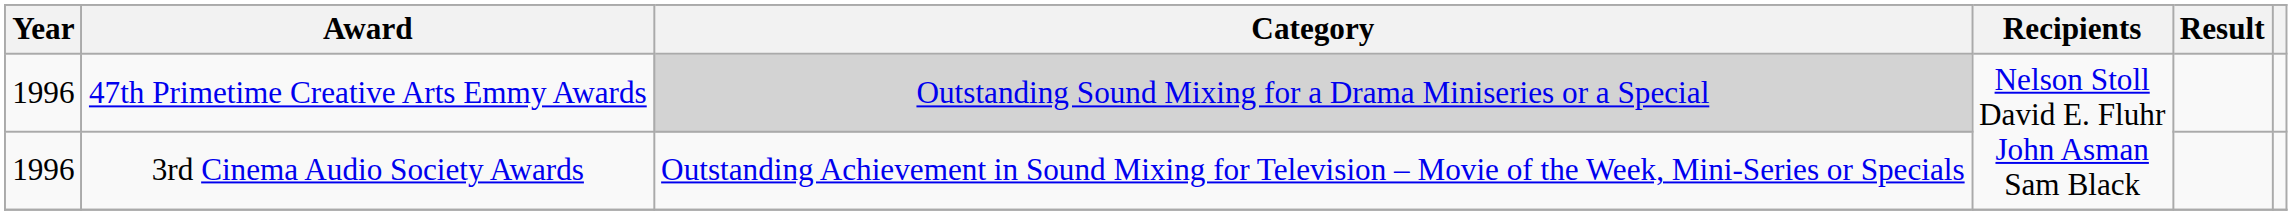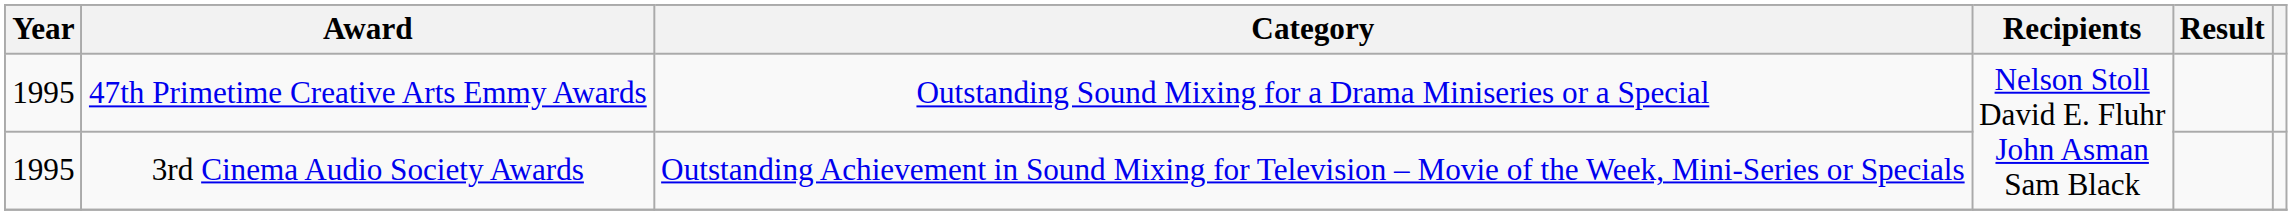(43, 92) 1996 -> (43, 92) 1995
(1313, 92) lightgrey background -> (1313, 92) no background
(43, 170) 1996 -> (43, 170) 1995
